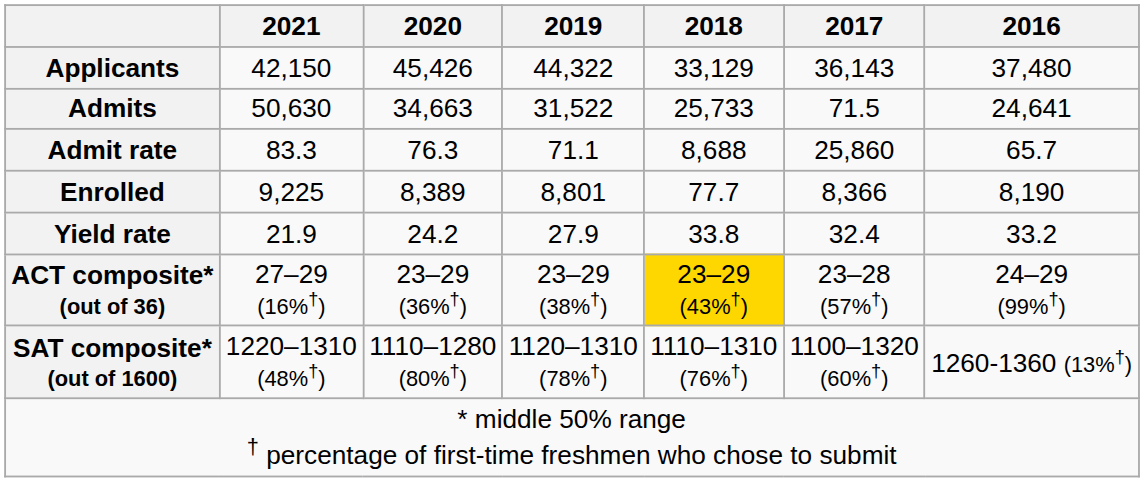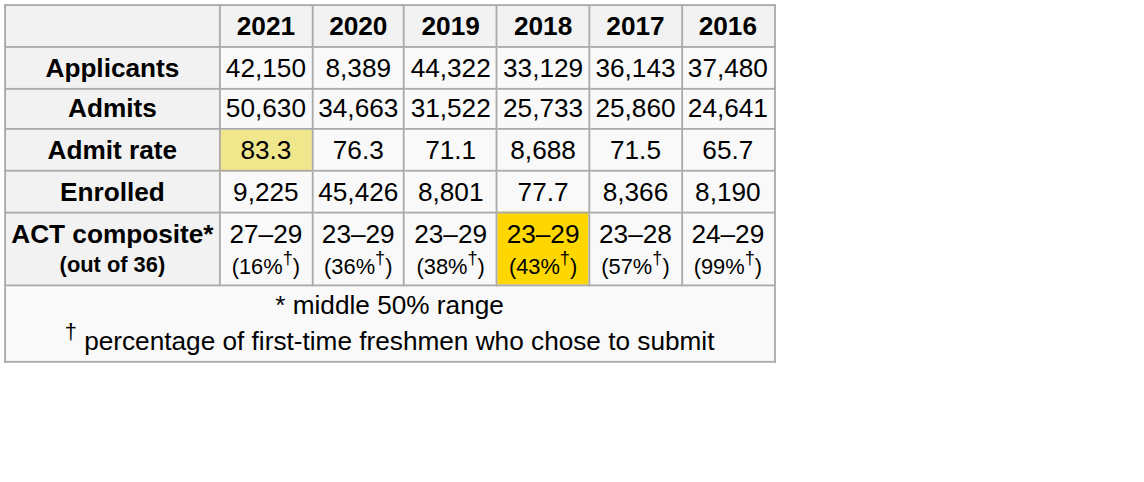(433, 67) 45,426 -> (358, 67) 8,389
(854, 109) 71.5 -> (635, 109) 25,860
(291, 150) no background -> (266, 150) khaki background
(854, 150) 25,860 -> (635, 150) 71.5
(433, 191) 8,389 -> (358, 191) 45,426
- row: (112, 233)
- row: (112, 362)
